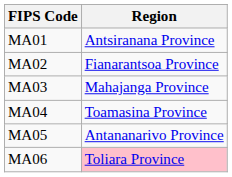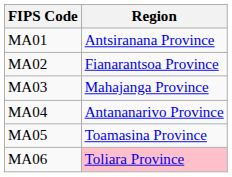(146, 111) Toamasina Province -> (154, 111) Antananarivo Province
(154, 135) Antananarivo Province -> (146, 135) Toamasina Province
